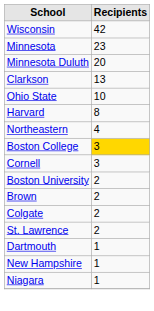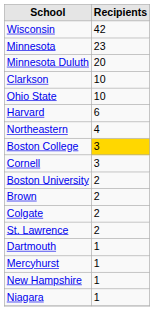(100, 79) 13 -> (100, 79) 10
(97, 113) 8 -> (97, 113) 6
+ row: (33, 264)
